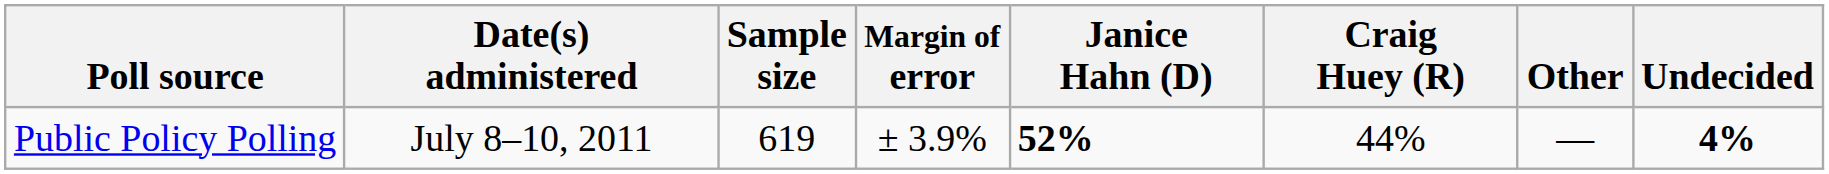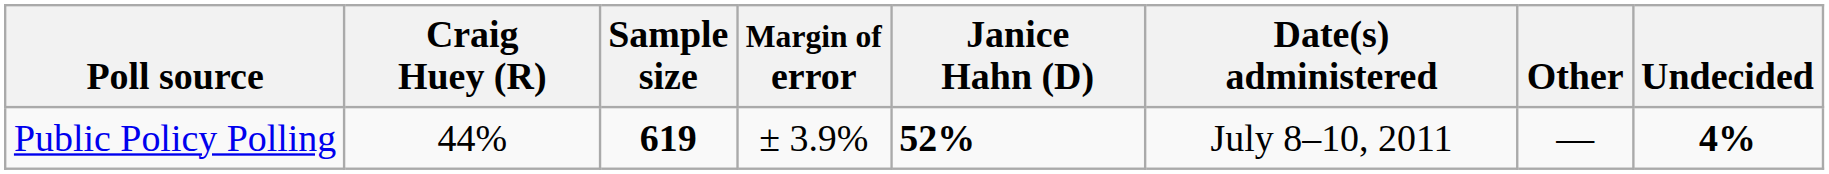columns swapped: (531, 55) <-> (1391, 55)
(787, 137) normal -> (668, 137) bold
